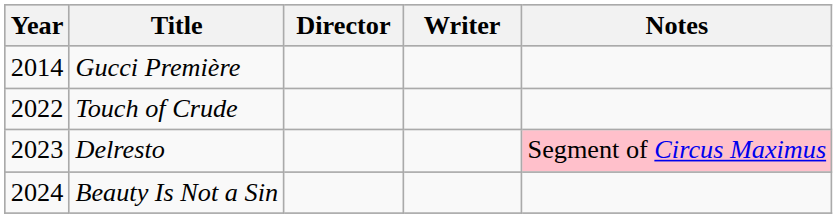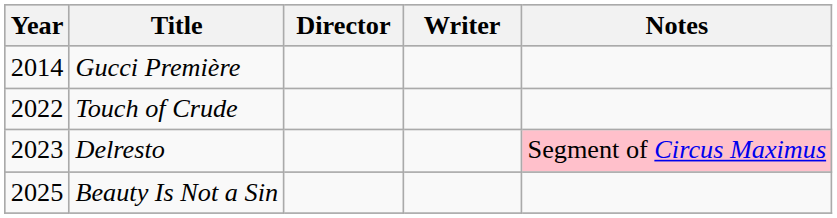(37, 191) 2024 -> (37, 191) 2025
